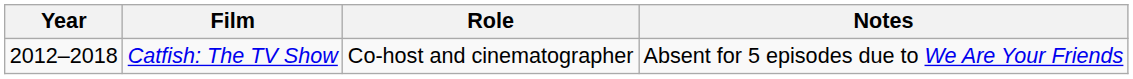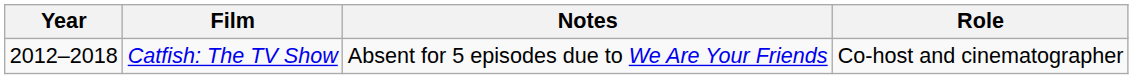columns swapped: (491, 21) <-> (883, 21)
